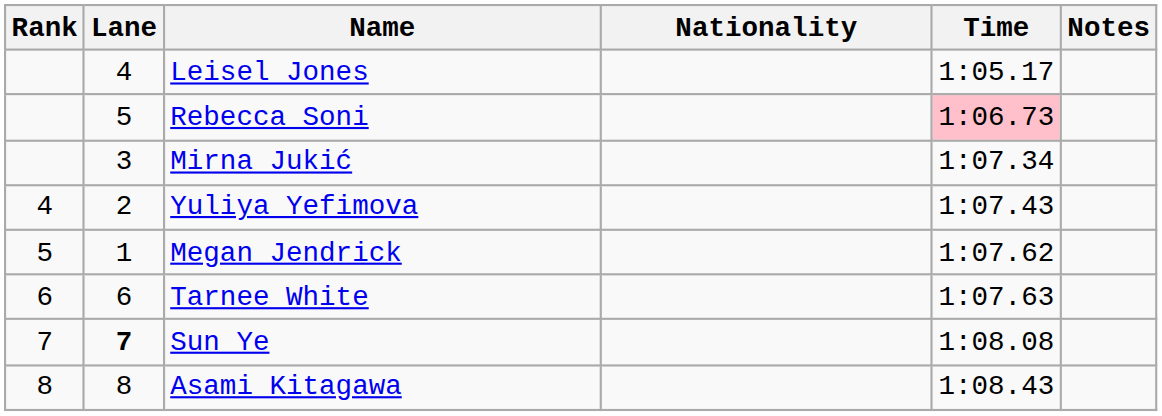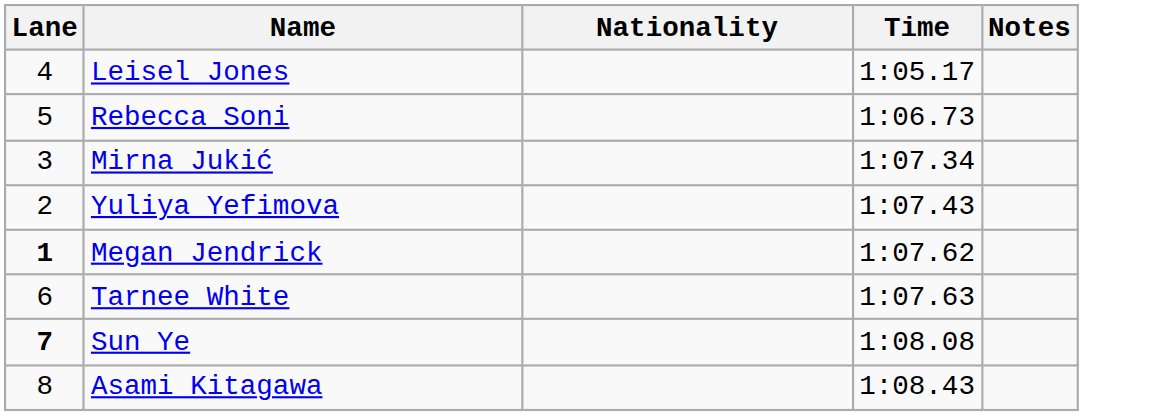- column: (45, 28)
(996, 117) pink background -> (917, 117) no background
(124, 252) normal -> (45, 252) bold
